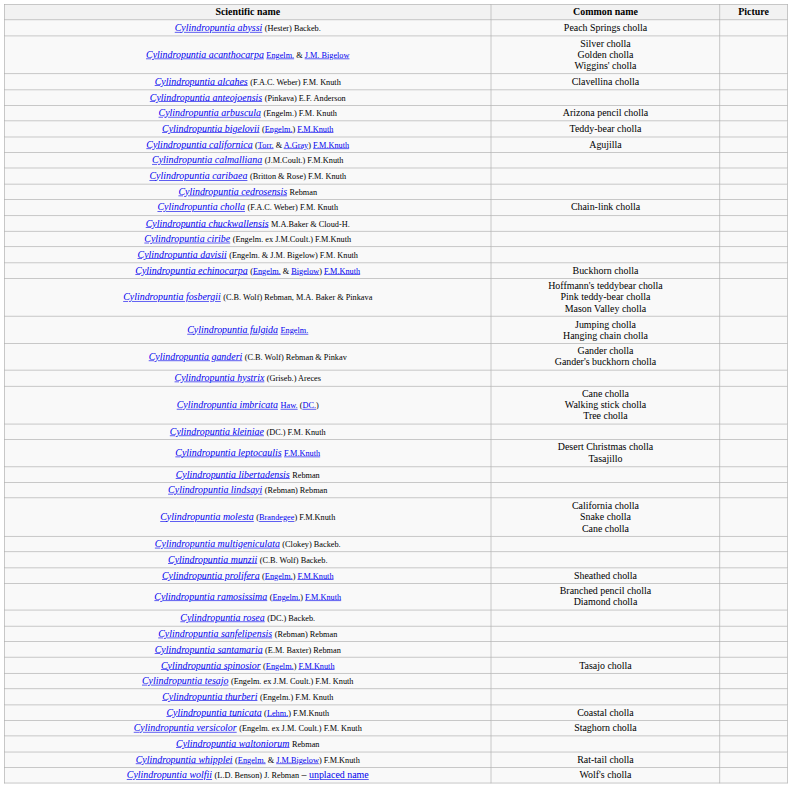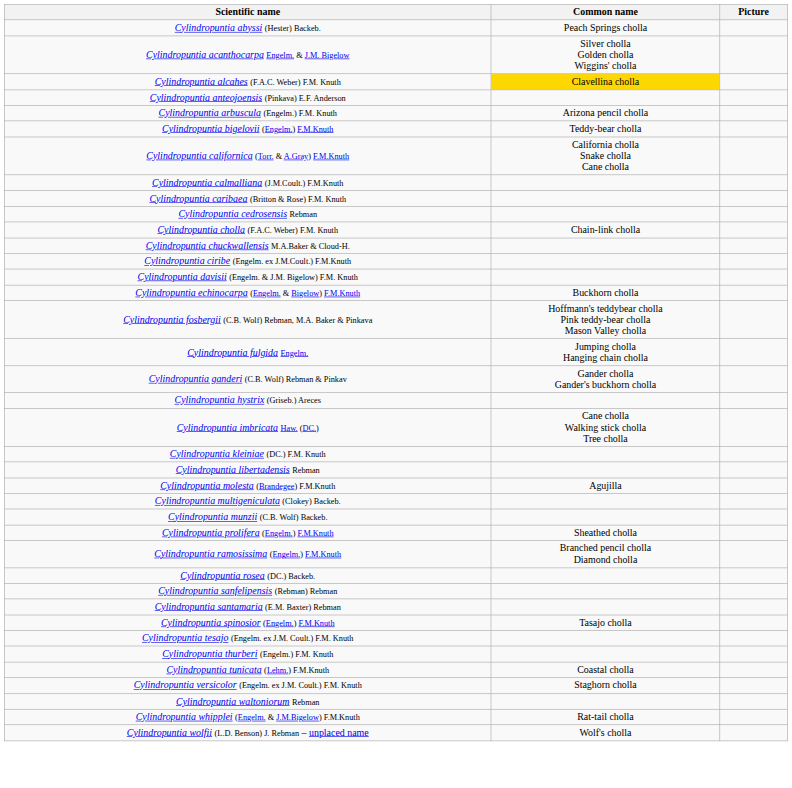(605, 81) no background -> (605, 81) gold background
(605, 144) Agujilla -> (605, 155) California cholla Snake cholla Cane cholla
- row: (248, 453)
- row: (248, 490)
(605, 517) California cholla Snake cholla Cane cholla -> (605, 485) Agujilla
